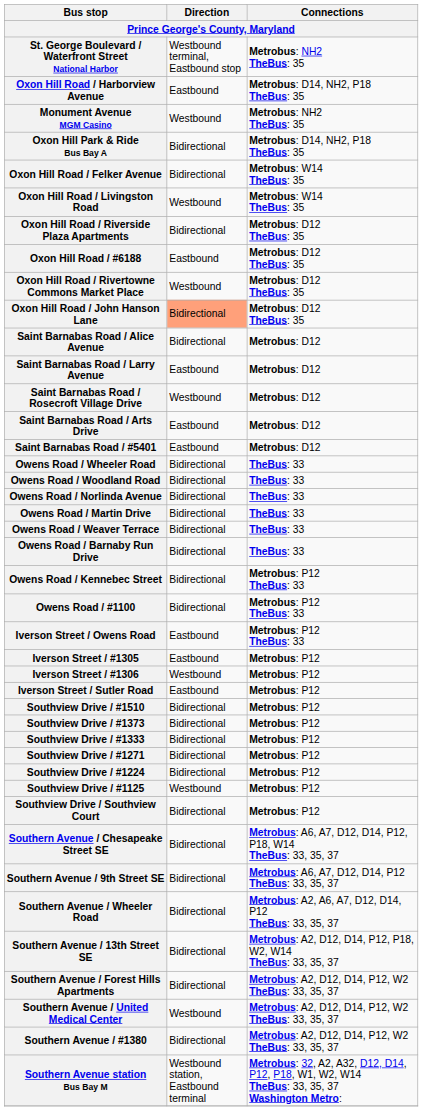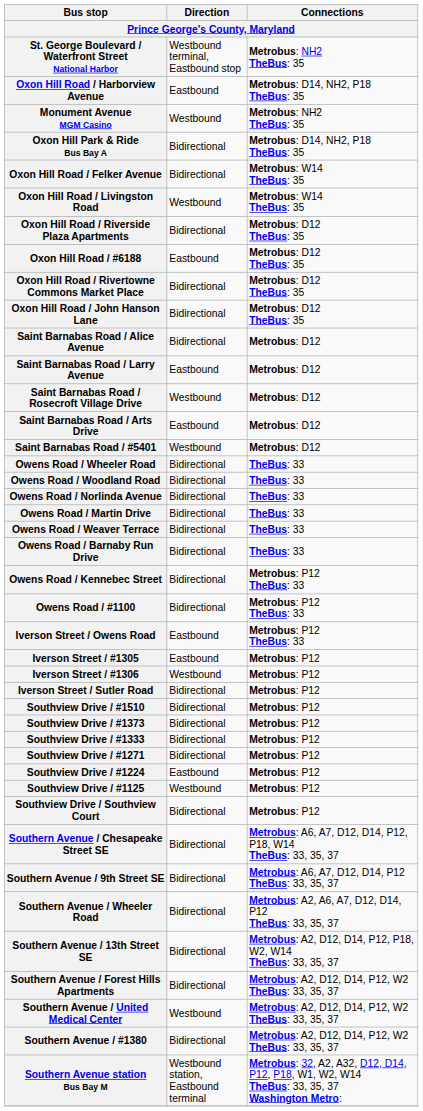(195, 286) Westbound -> (197, 286) Bidirectional
(197, 314) lightsalmon background -> (197, 314) no background
(194, 448) Eastbound -> (195, 448) Westbound
(194, 690) Eastbound -> (197, 690) Bidirectional
(197, 772) Bidirectional -> (194, 772) Eastbound
